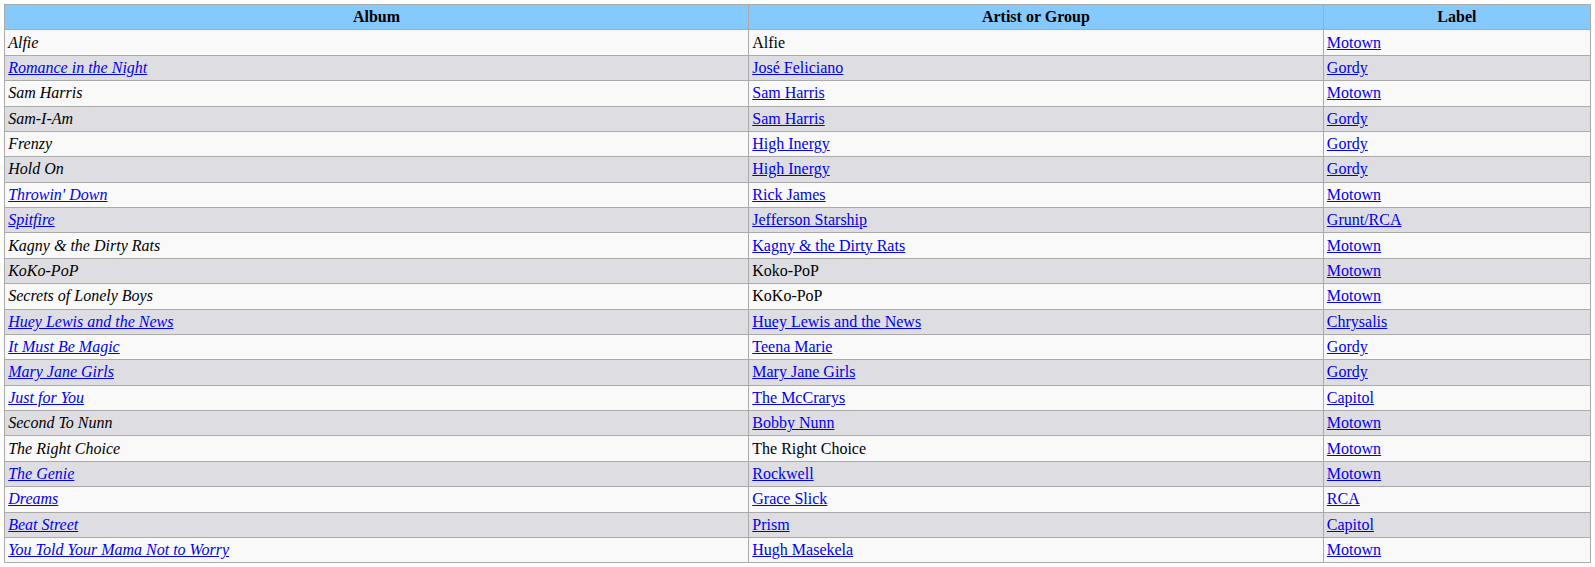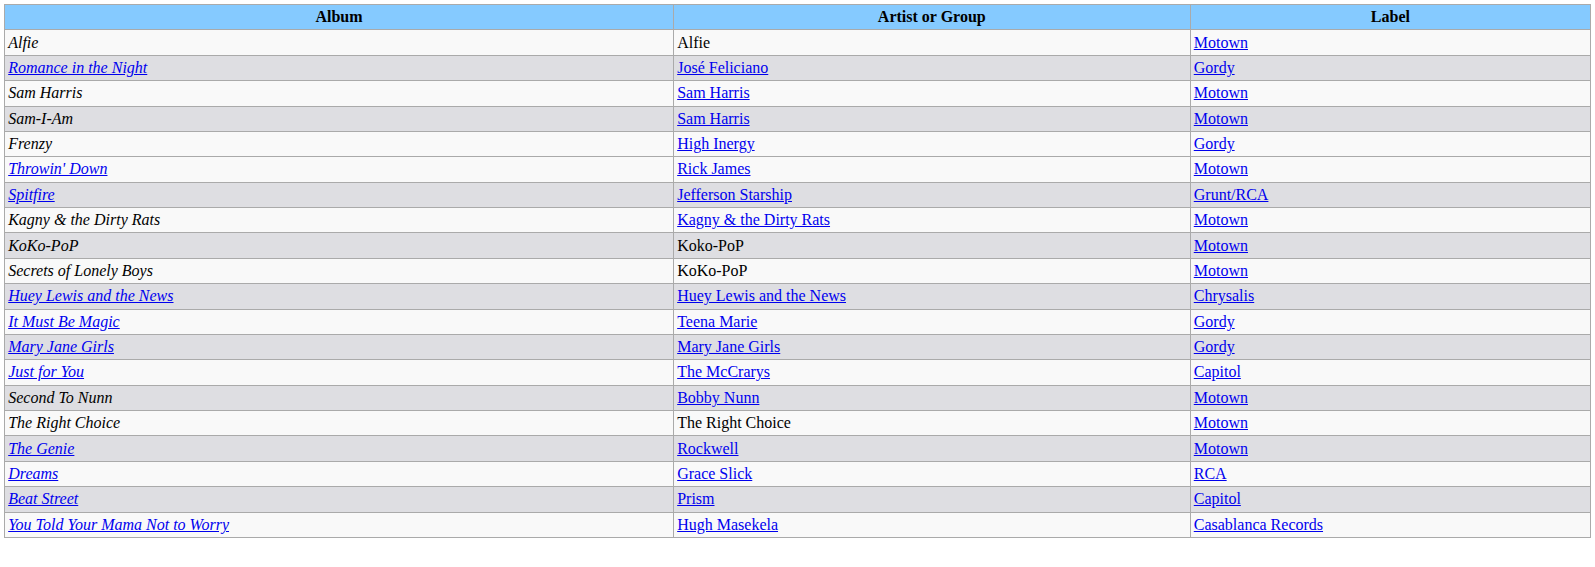(1347, 118) Gordy -> (1221, 118) Motown
- row: (36, 169)
(1354, 550) Motown -> (1258, 524) Casablanca Records
